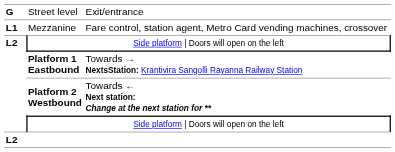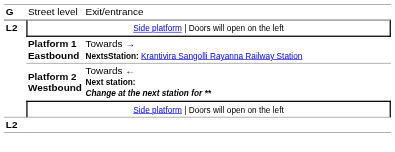- row: (52, 27)
